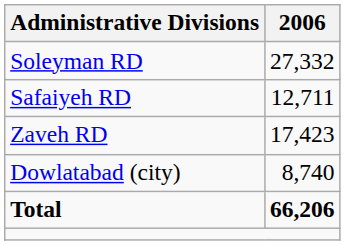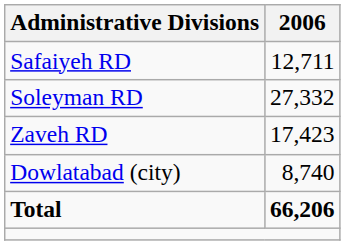rows swapped: (71, 97) <-> (76, 60)
